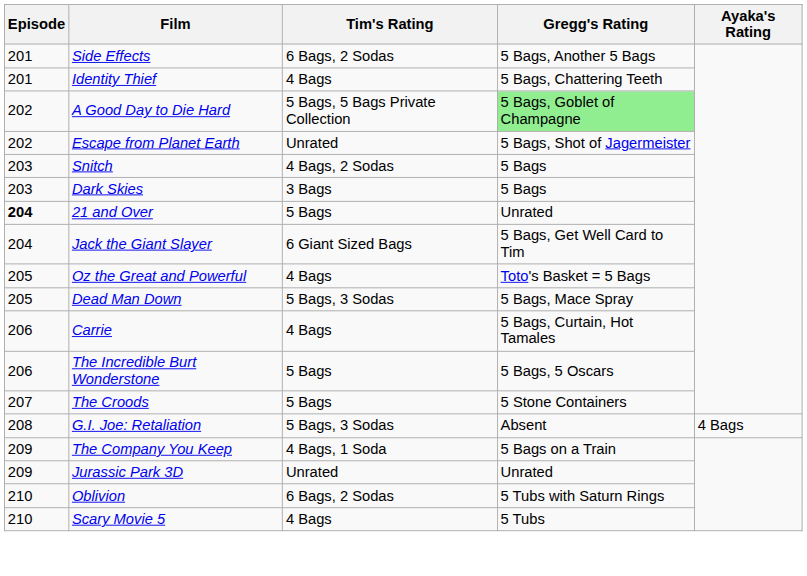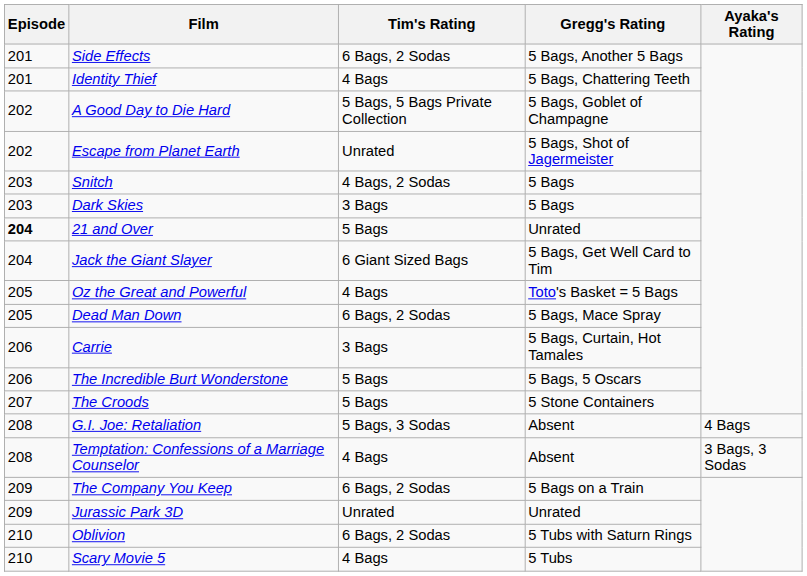(557, 111) lightgreen background -> (585, 111) no background
(340, 299) 5 Bags, 3 Sodas -> (396, 315) 6 Bags, 2 Sodas
(309, 330) 4 Bags -> (365, 347) 3 Bags
+ row: (198, 457)
(336, 449) 4 Bags, 1 Soda -> (396, 489) 6 Bags, 2 Sodas
